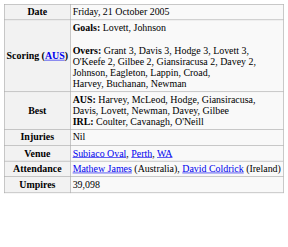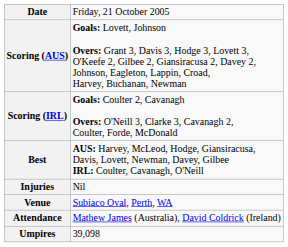+ row: (37, 116)
